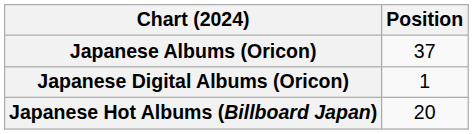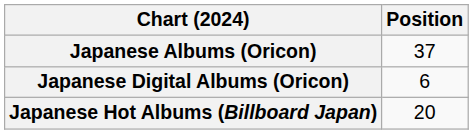(425, 81) 1 -> (425, 81) 6
